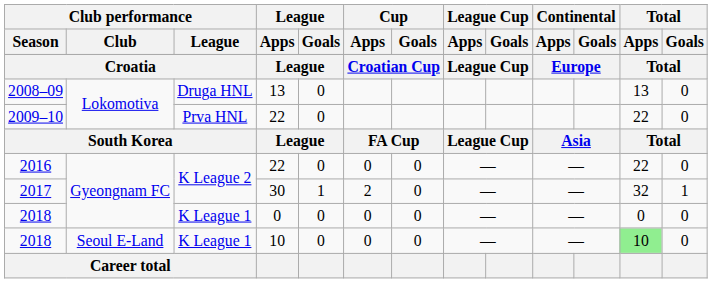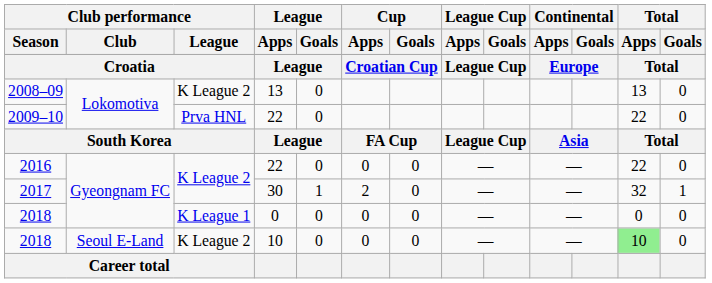(215, 91) Druga HNL -> (214, 91) K League 2
(215, 240) K League 1 -> (214, 240) K League 2
